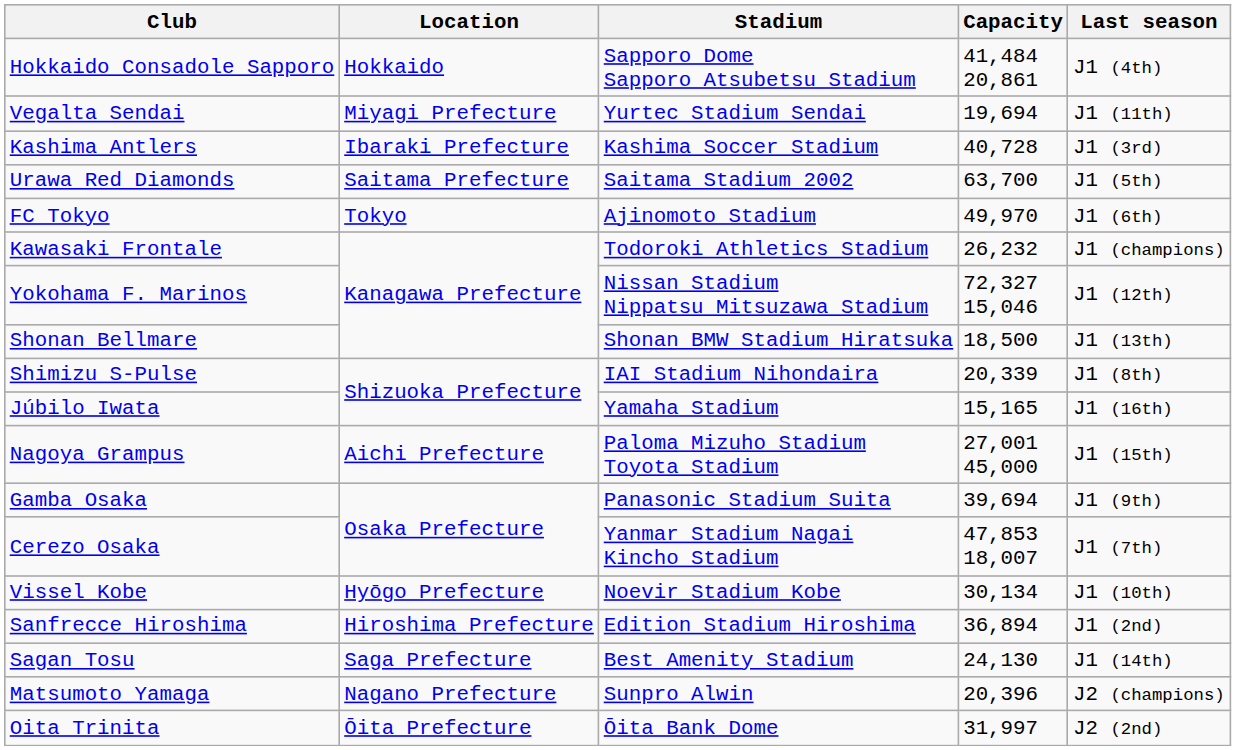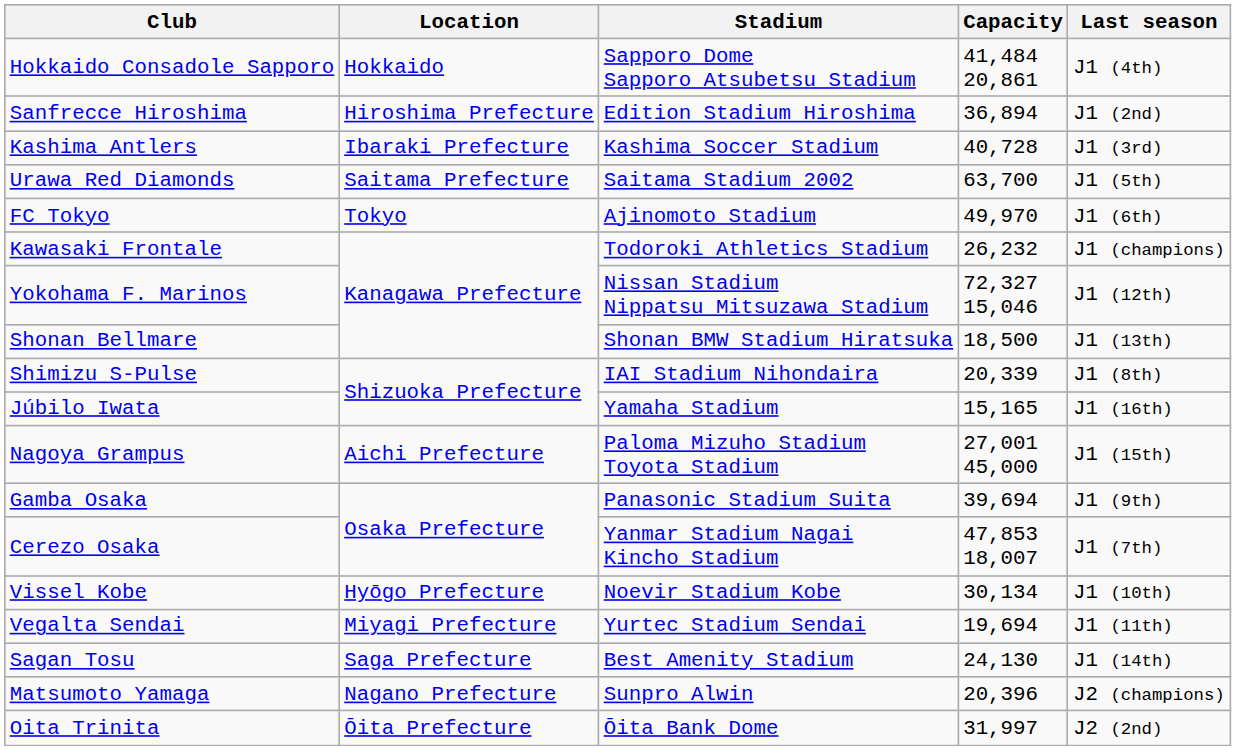rows swapped: (97, 114) <-> (128, 626)
